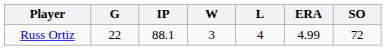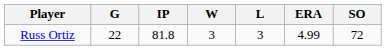(163, 34) 88.1 -> (163, 34) 81.8
(260, 34) 4 -> (260, 34) 3
